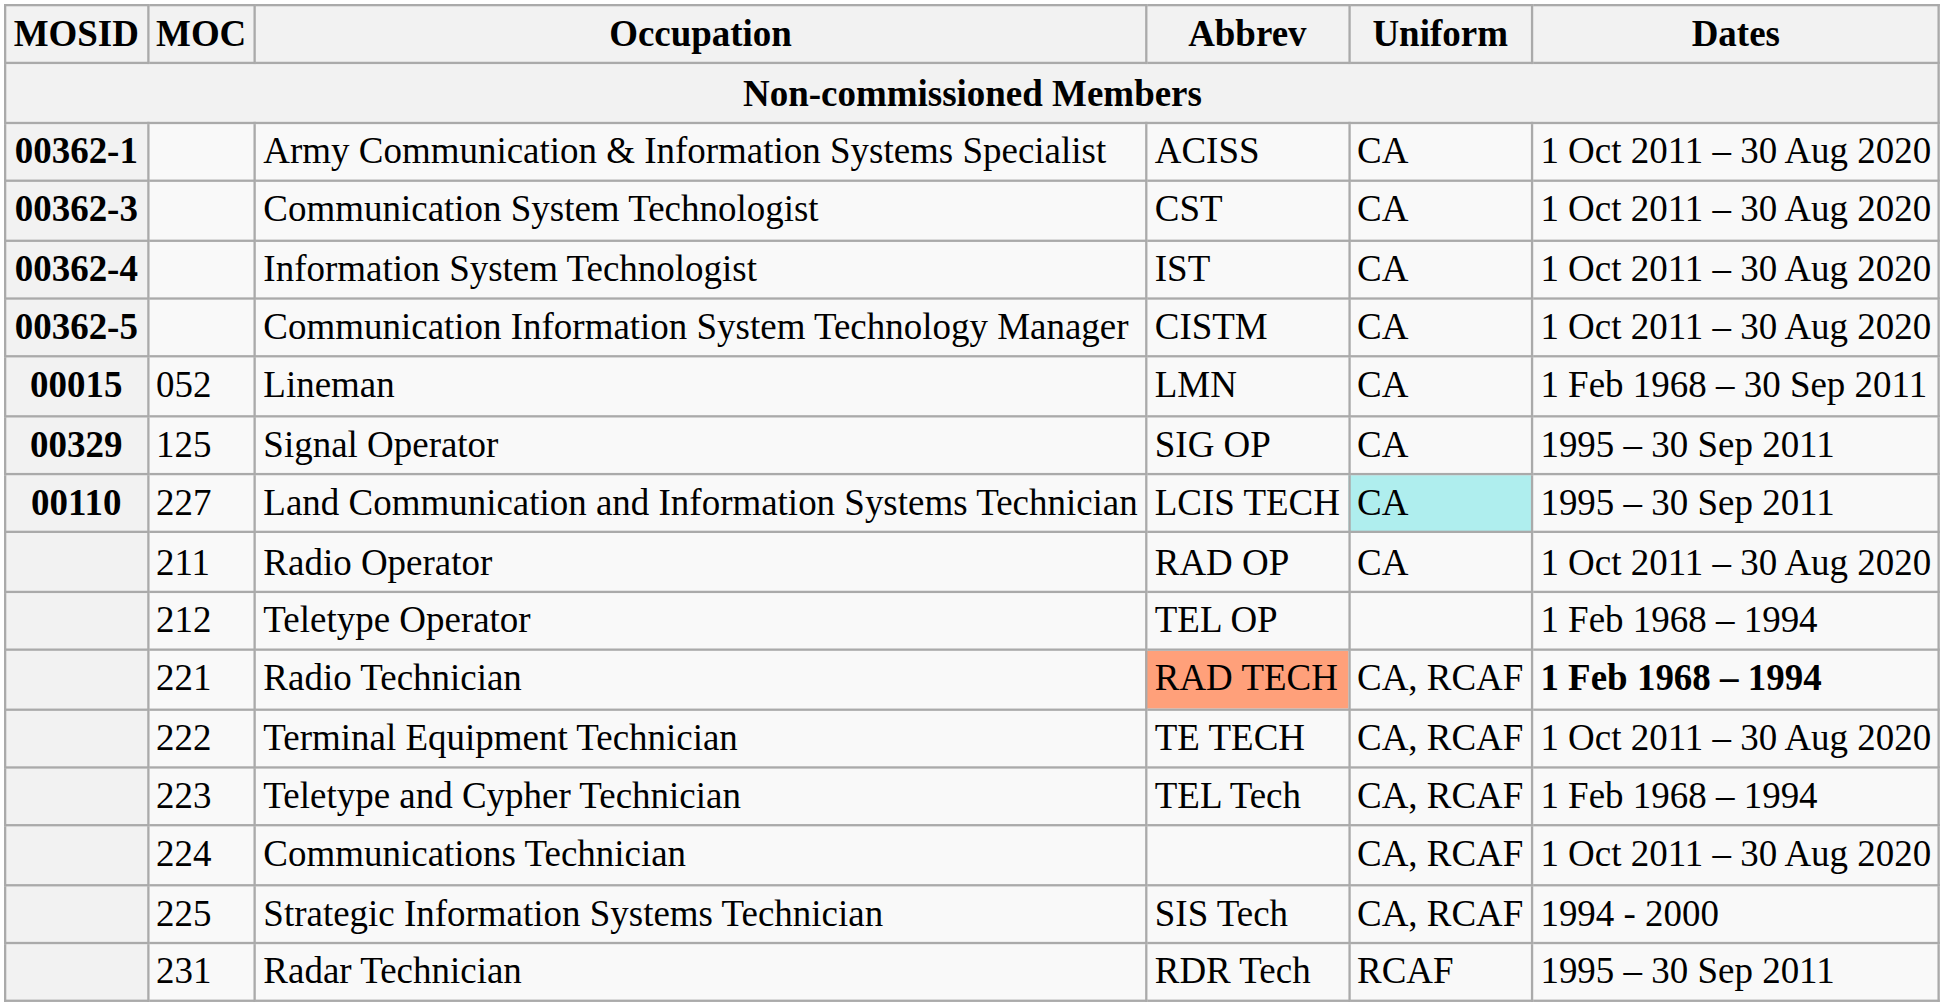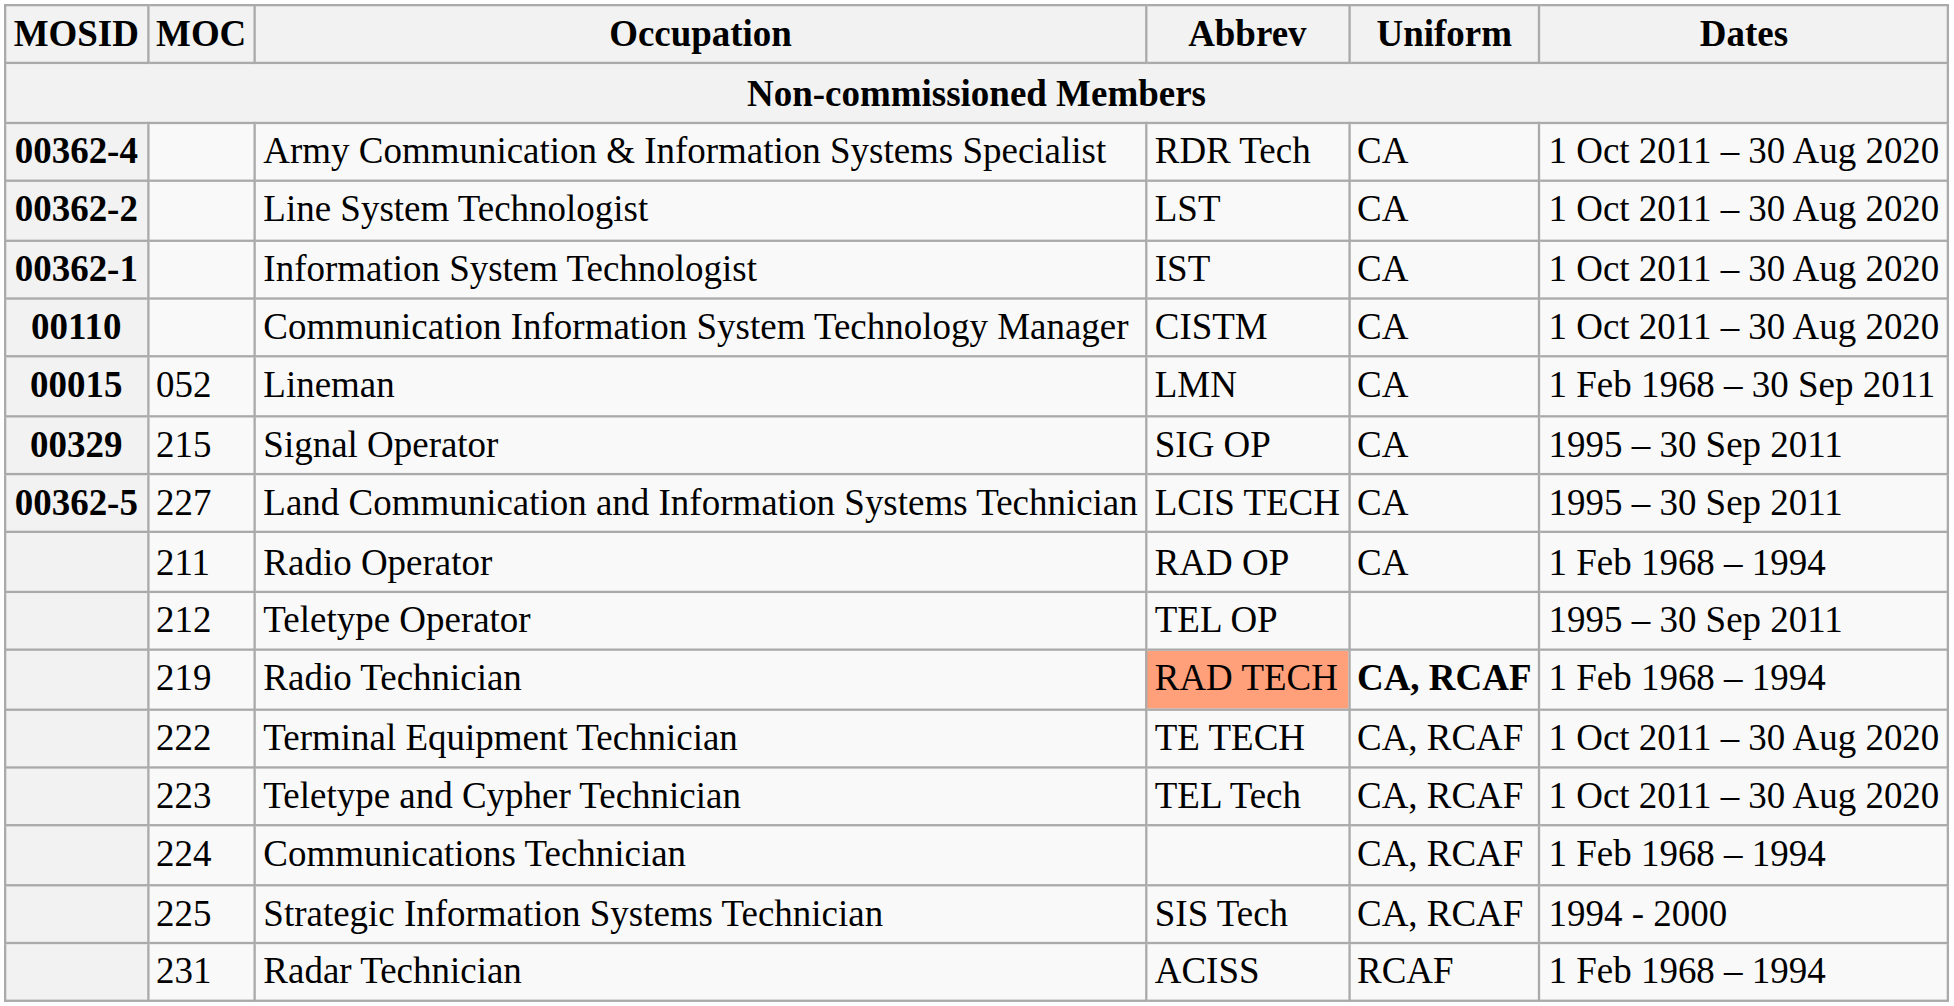(76, 151) 00362-1 -> (76, 151) 00362-4
(1207, 151) ACISS -> (1233, 151) RDR Tech
+ row: (456, 209)
- row: (541, 209)
(76, 268) 00362-4 -> (76, 268) 00362-1
(76, 326) 00362-5 -> (76, 326) 00110
(184, 444) 125 -> (184, 444) 215
(76, 502) 00110 -> (76, 502) 00362-5
(1383, 502) paleturquoise background -> (1383, 502) no background
(1736, 561) 1 Oct 2011 – 30 Aug 2020 -> (1687, 561) 1 Feb 1968 – 1994
(1679, 619) 1 Feb 1968 – 1994 -> (1696, 619) 1995 – 30 Sep 2011
(184, 678) 221 -> (184, 678) 219
(1440, 678) normal -> (1444, 678) bold
(1681, 678) bold -> (1687, 678) normal
(1679, 795) 1 Feb 1968 – 1994 -> (1744, 795) 1 Oct 2011 – 30 Aug 2020
(1736, 854) 1 Oct 2011 – 30 Aug 2020 -> (1687, 854) 1 Feb 1968 – 1994
(1233, 971) RDR Tech -> (1207, 971) ACISS
(1688, 971) 1995 – 30 Sep 2011 -> (1687, 971) 1 Feb 1968 – 1994
